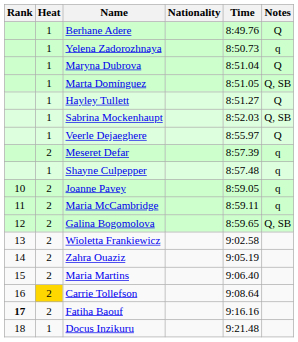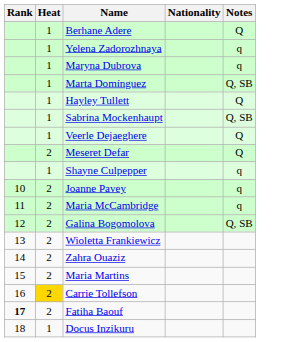- column: (242, 13)
(278, 65) Q -> (239, 65) q
(278, 153) q -> (239, 153) Q
